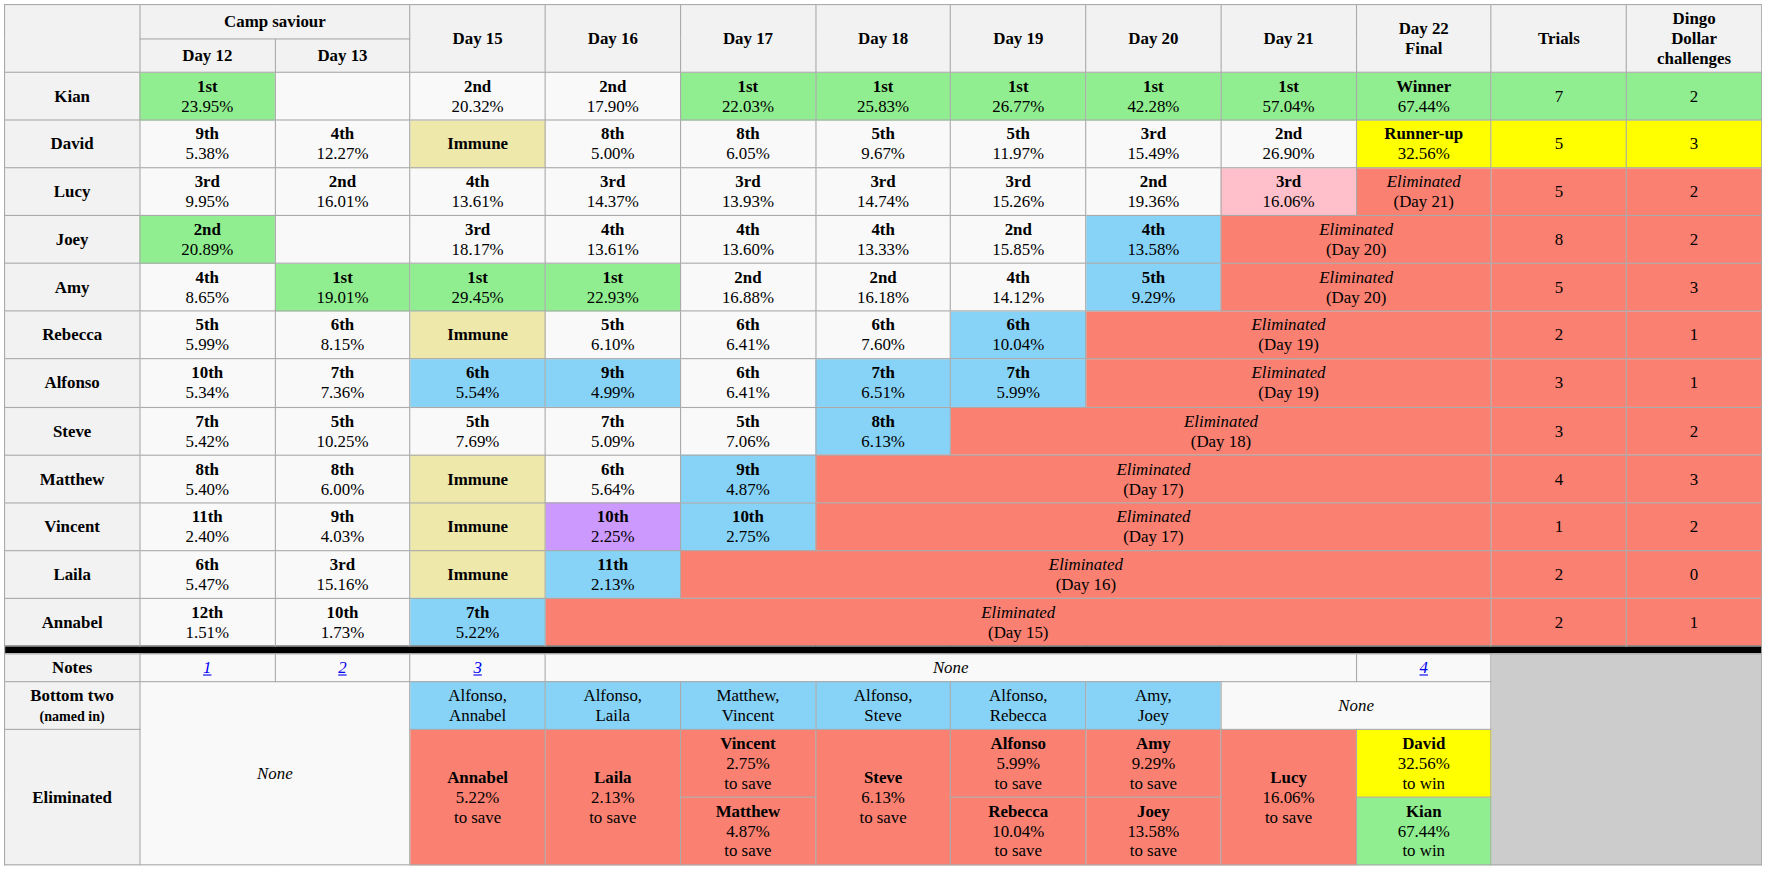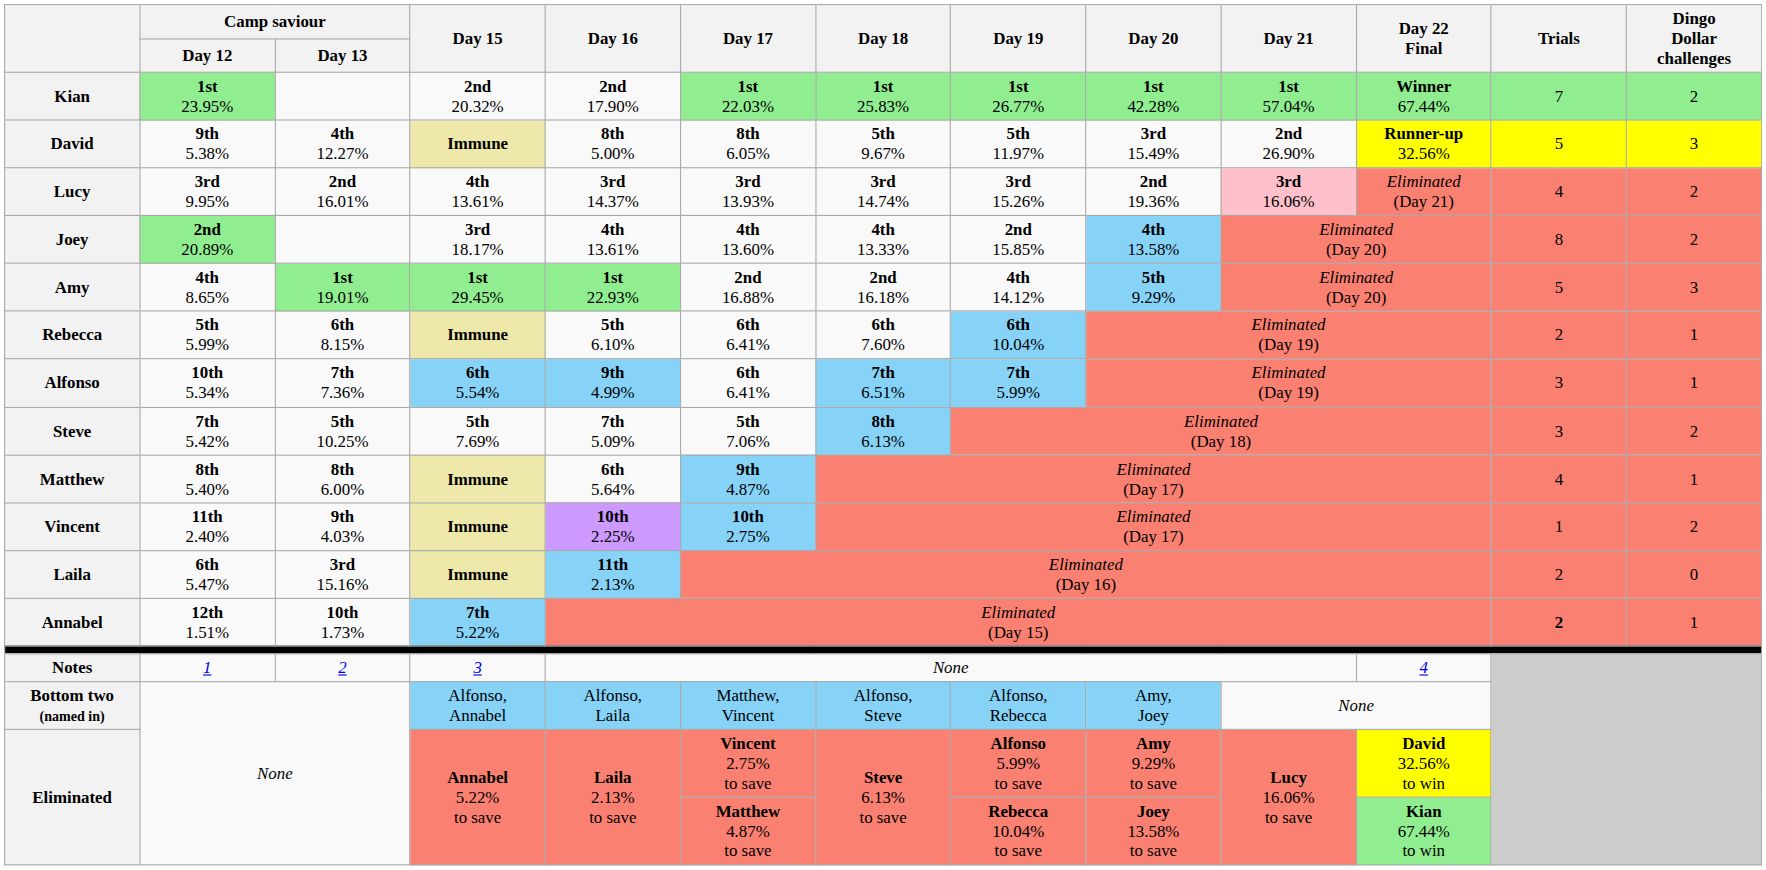(1559, 191) 5 -> (1559, 191) 4
(1694, 478) 3 -> (1694, 478) 1
(1559, 622) normal -> (1559, 622) bold
